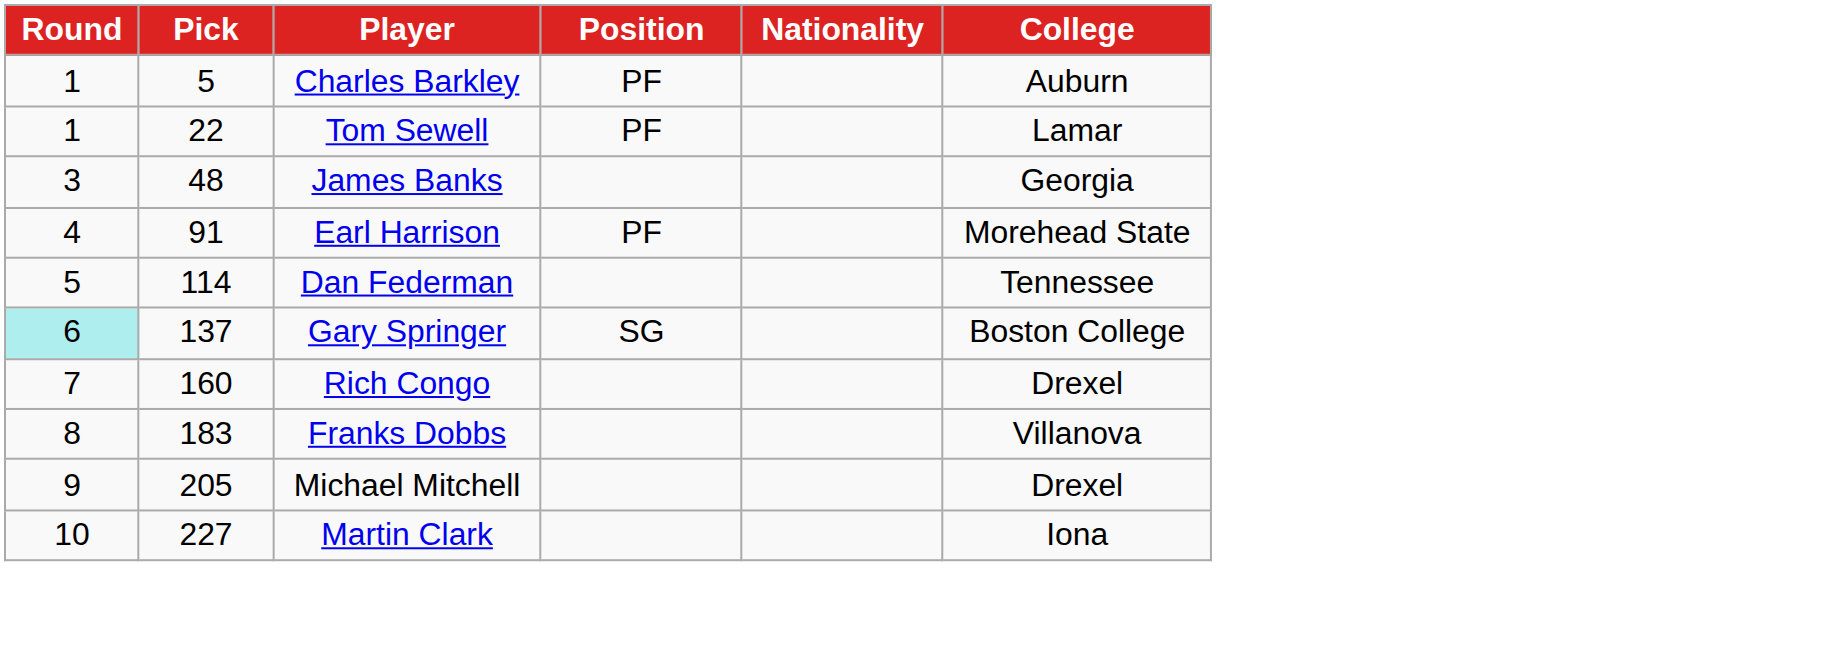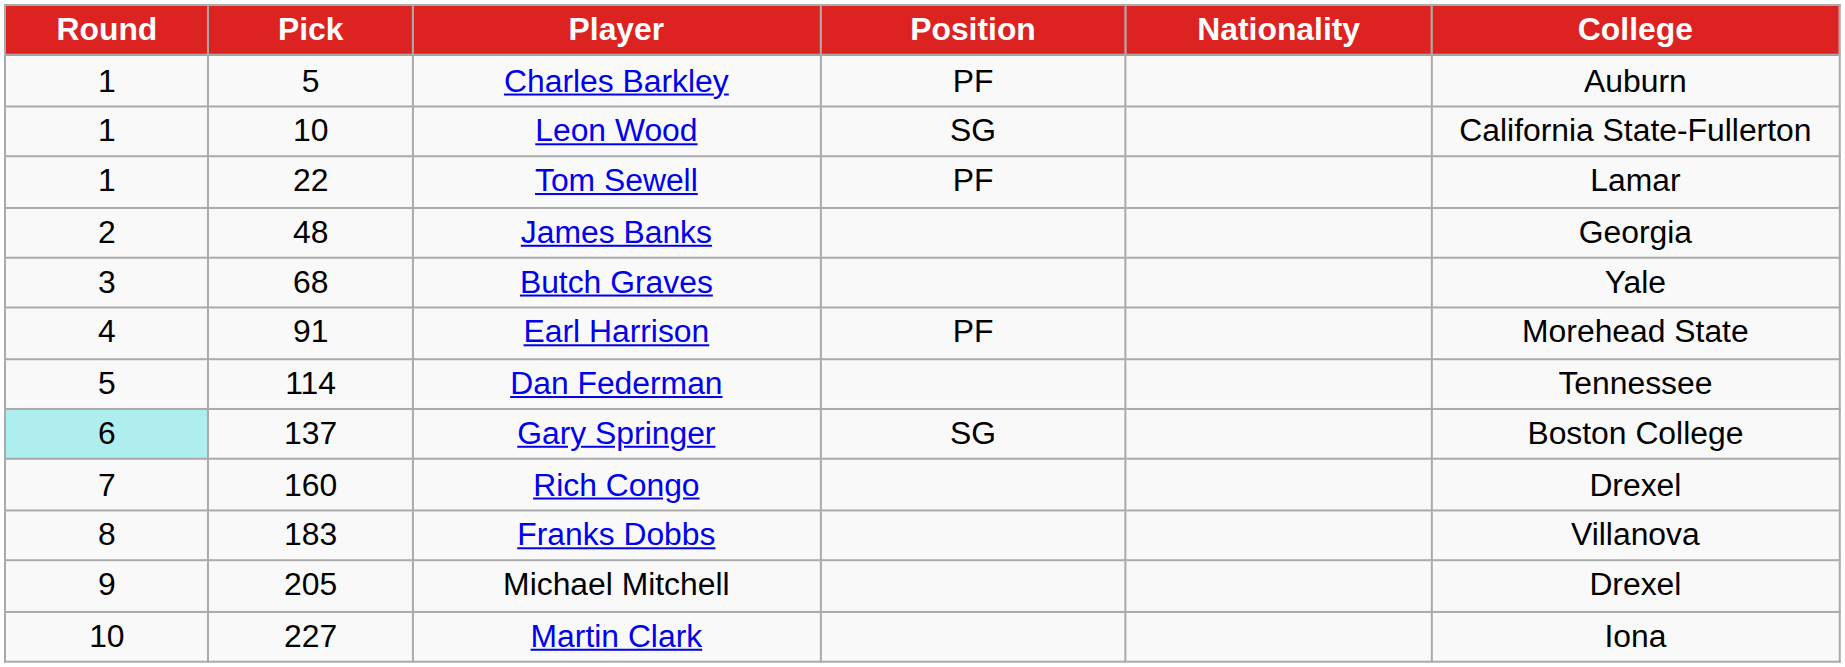+ row: (616, 130)
(72, 181) 3 -> (107, 231) 2
+ row: (616, 282)
